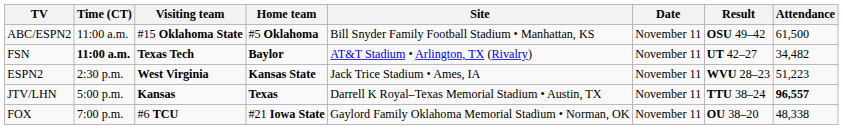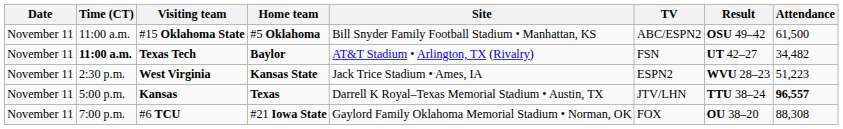columns swapped: (668, 14) <-> (39, 14)
(792, 114) 48,338 -> (792, 114) 88,308
